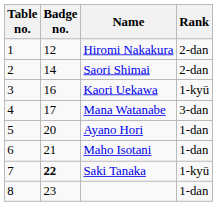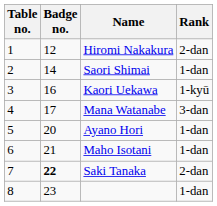(194, 69) 2-dan -> (194, 69) 1-dan
(194, 171) 1-kyū -> (194, 171) 2-dan
